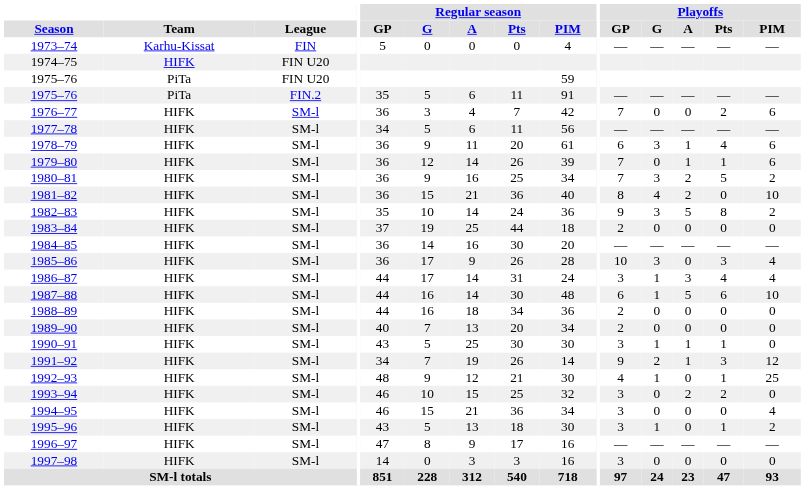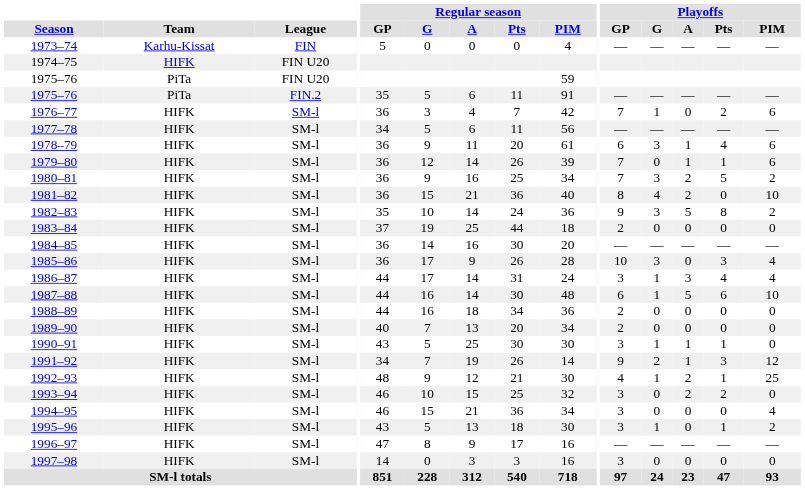(657, 111) 0 -> (657, 111) 1
(688, 377) 0 -> (688, 377) 2
